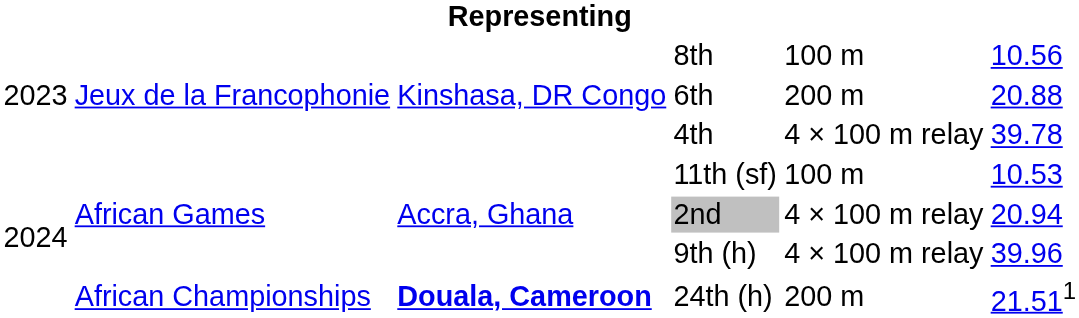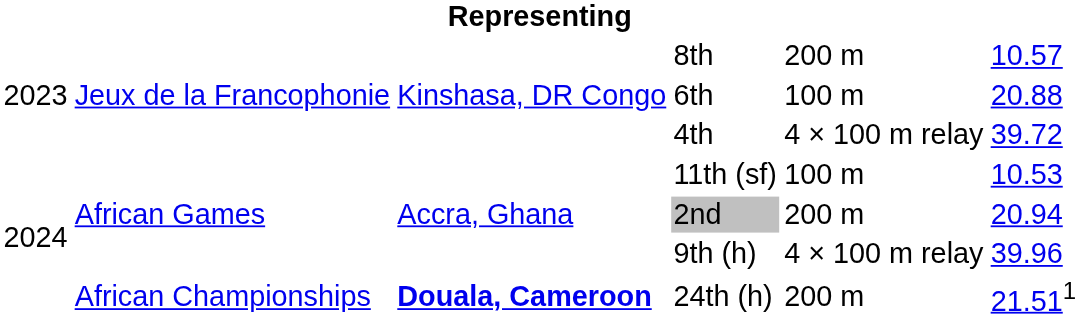(824, 55) 100 m -> (824, 55) 200 m
(1027, 55) 10.56 -> (1027, 55) 10.57
(824, 95) 200 m -> (824, 95) 100 m
(1027, 134) 39.78 -> (1027, 134) 39.72
(884, 214) 4 × 100 m relay -> (824, 214) 200 m
